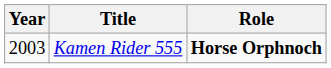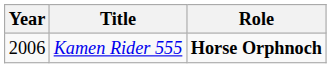(27, 47) 2003 -> (27, 47) 2006
